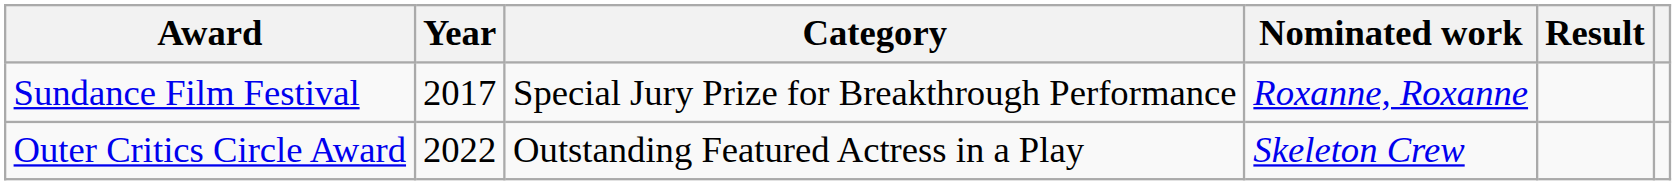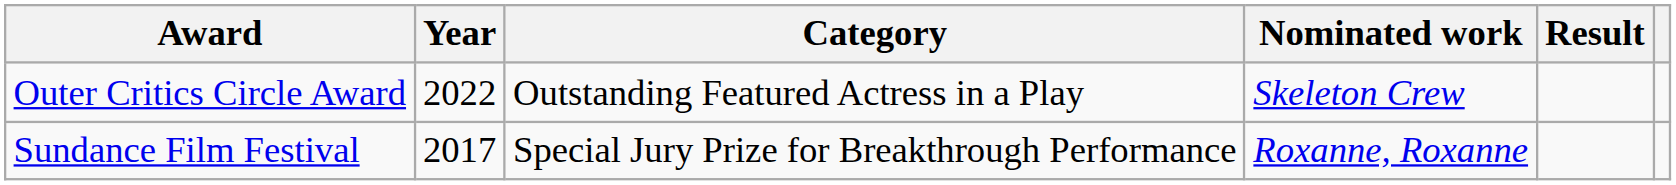rows swapped: (187, 91) <-> (210, 149)
